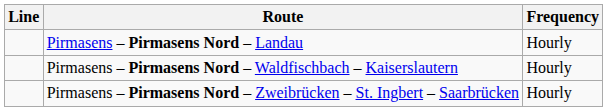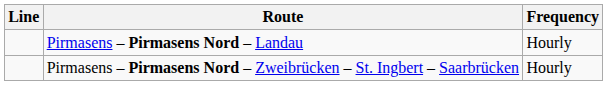- row: (252, 67)
